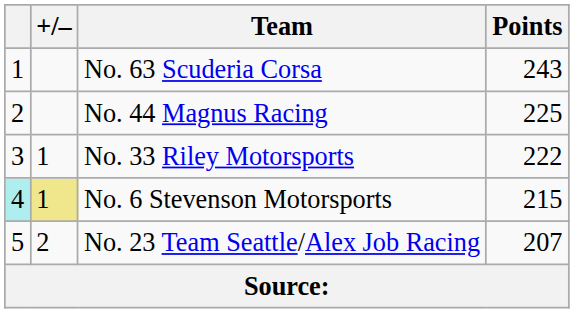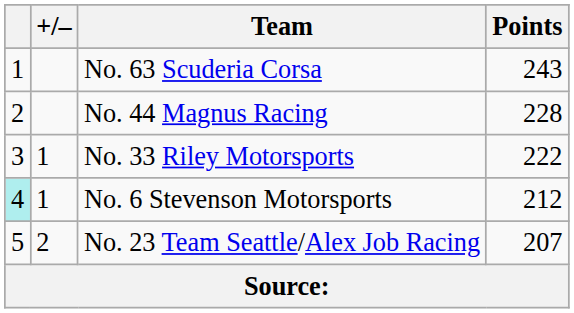(543, 113) 225 -> (543, 113) 228
(43, 199) khaki background -> (43, 199) no background
(543, 199) 215 -> (543, 199) 212
